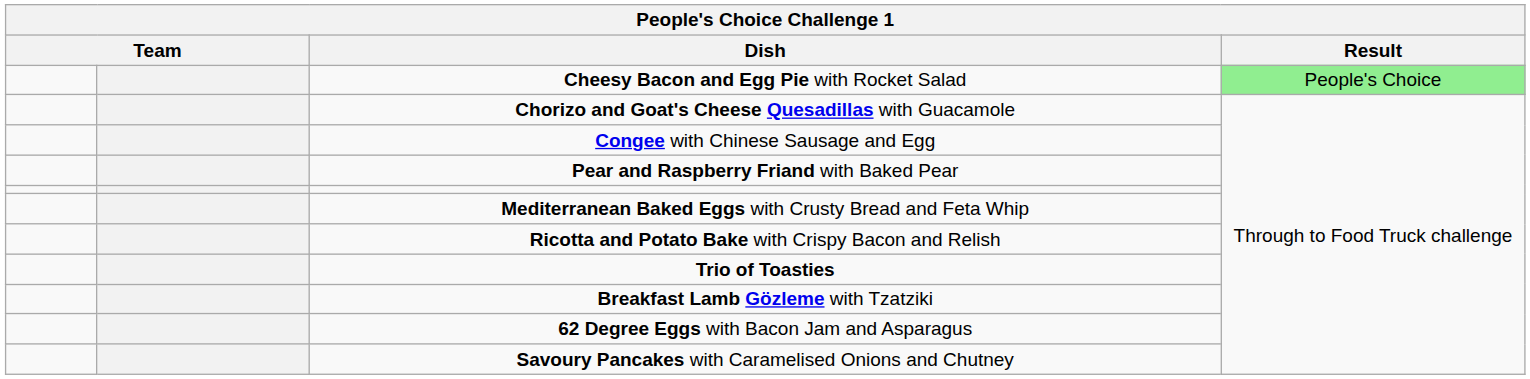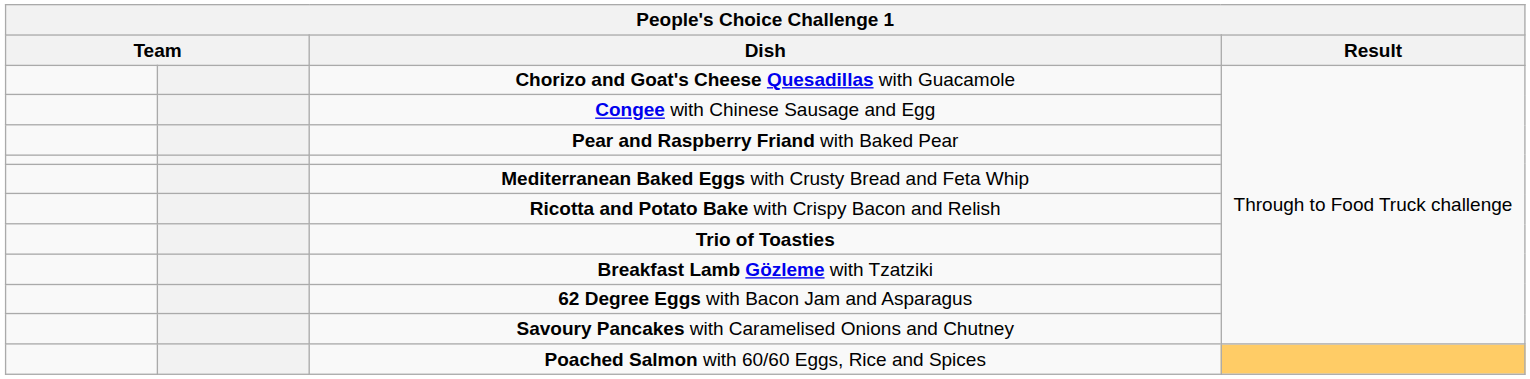- row: (765, 80)
+ row: (765, 359)
